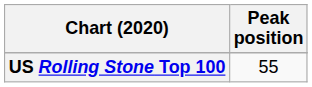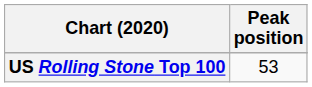(269, 67) 55 -> (269, 67) 53
